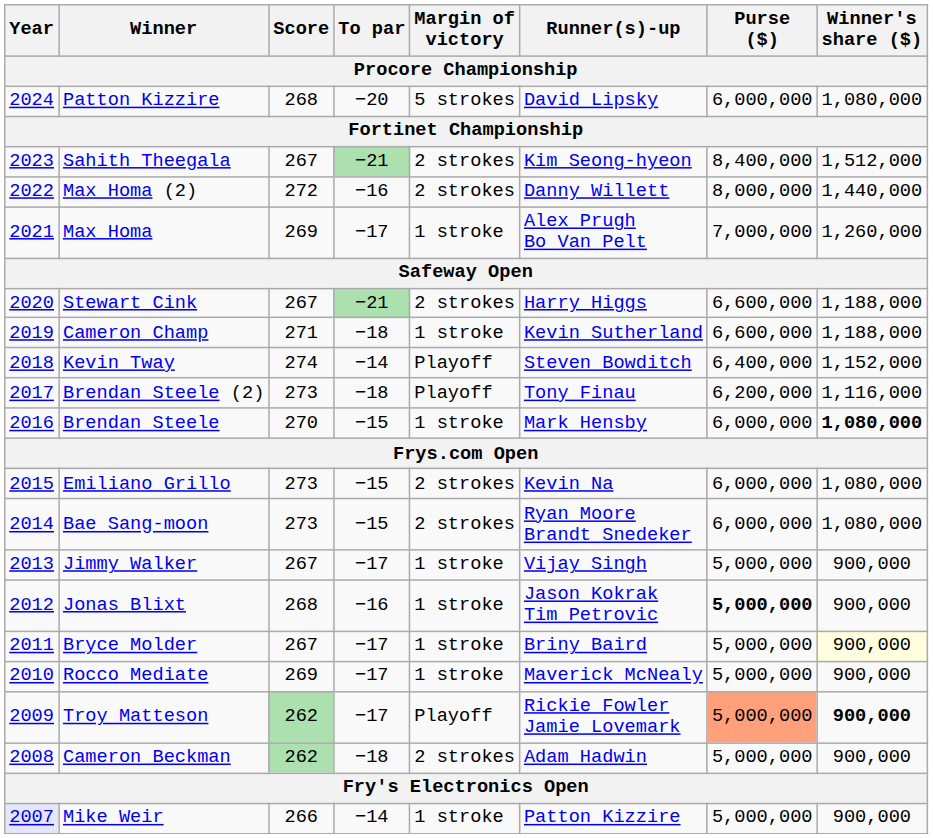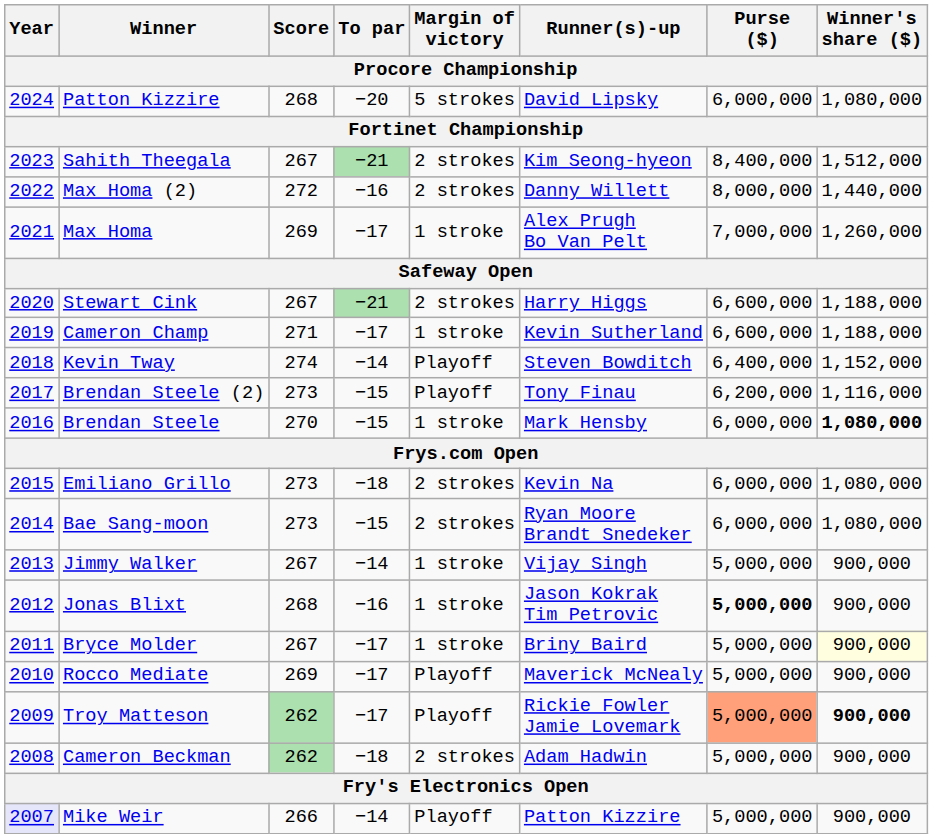(372, 333) −18 -> (372, 333) −17
(372, 394) −18 -> (372, 394) −15
(372, 484) −15 -> (372, 484) −18
(372, 565) −17 -> (372, 565) −14
(459, 677) 1 stroke -> (453, 677) Playoff
(459, 818) 1 stroke -> (453, 818) Playoff
